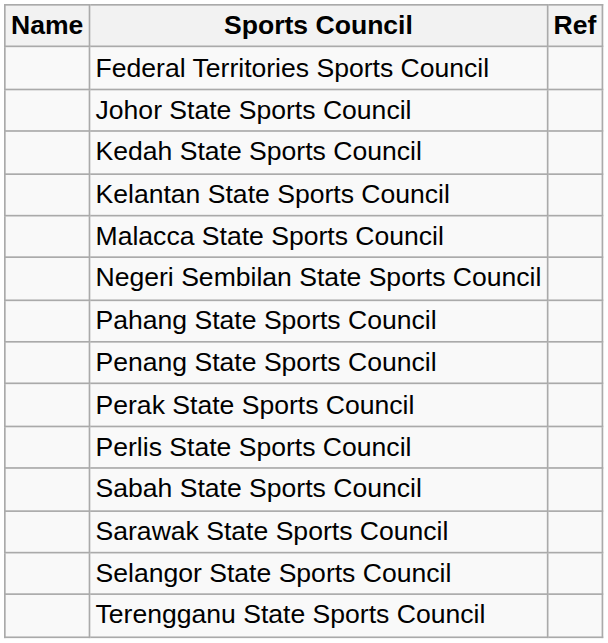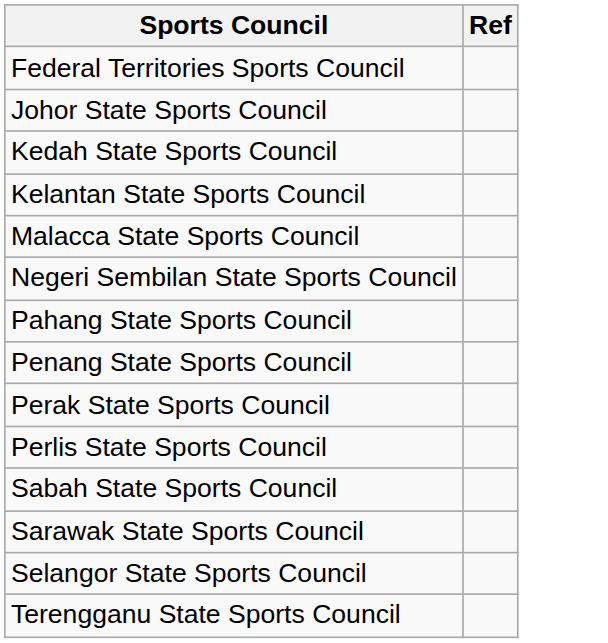- column: (47, 25)
